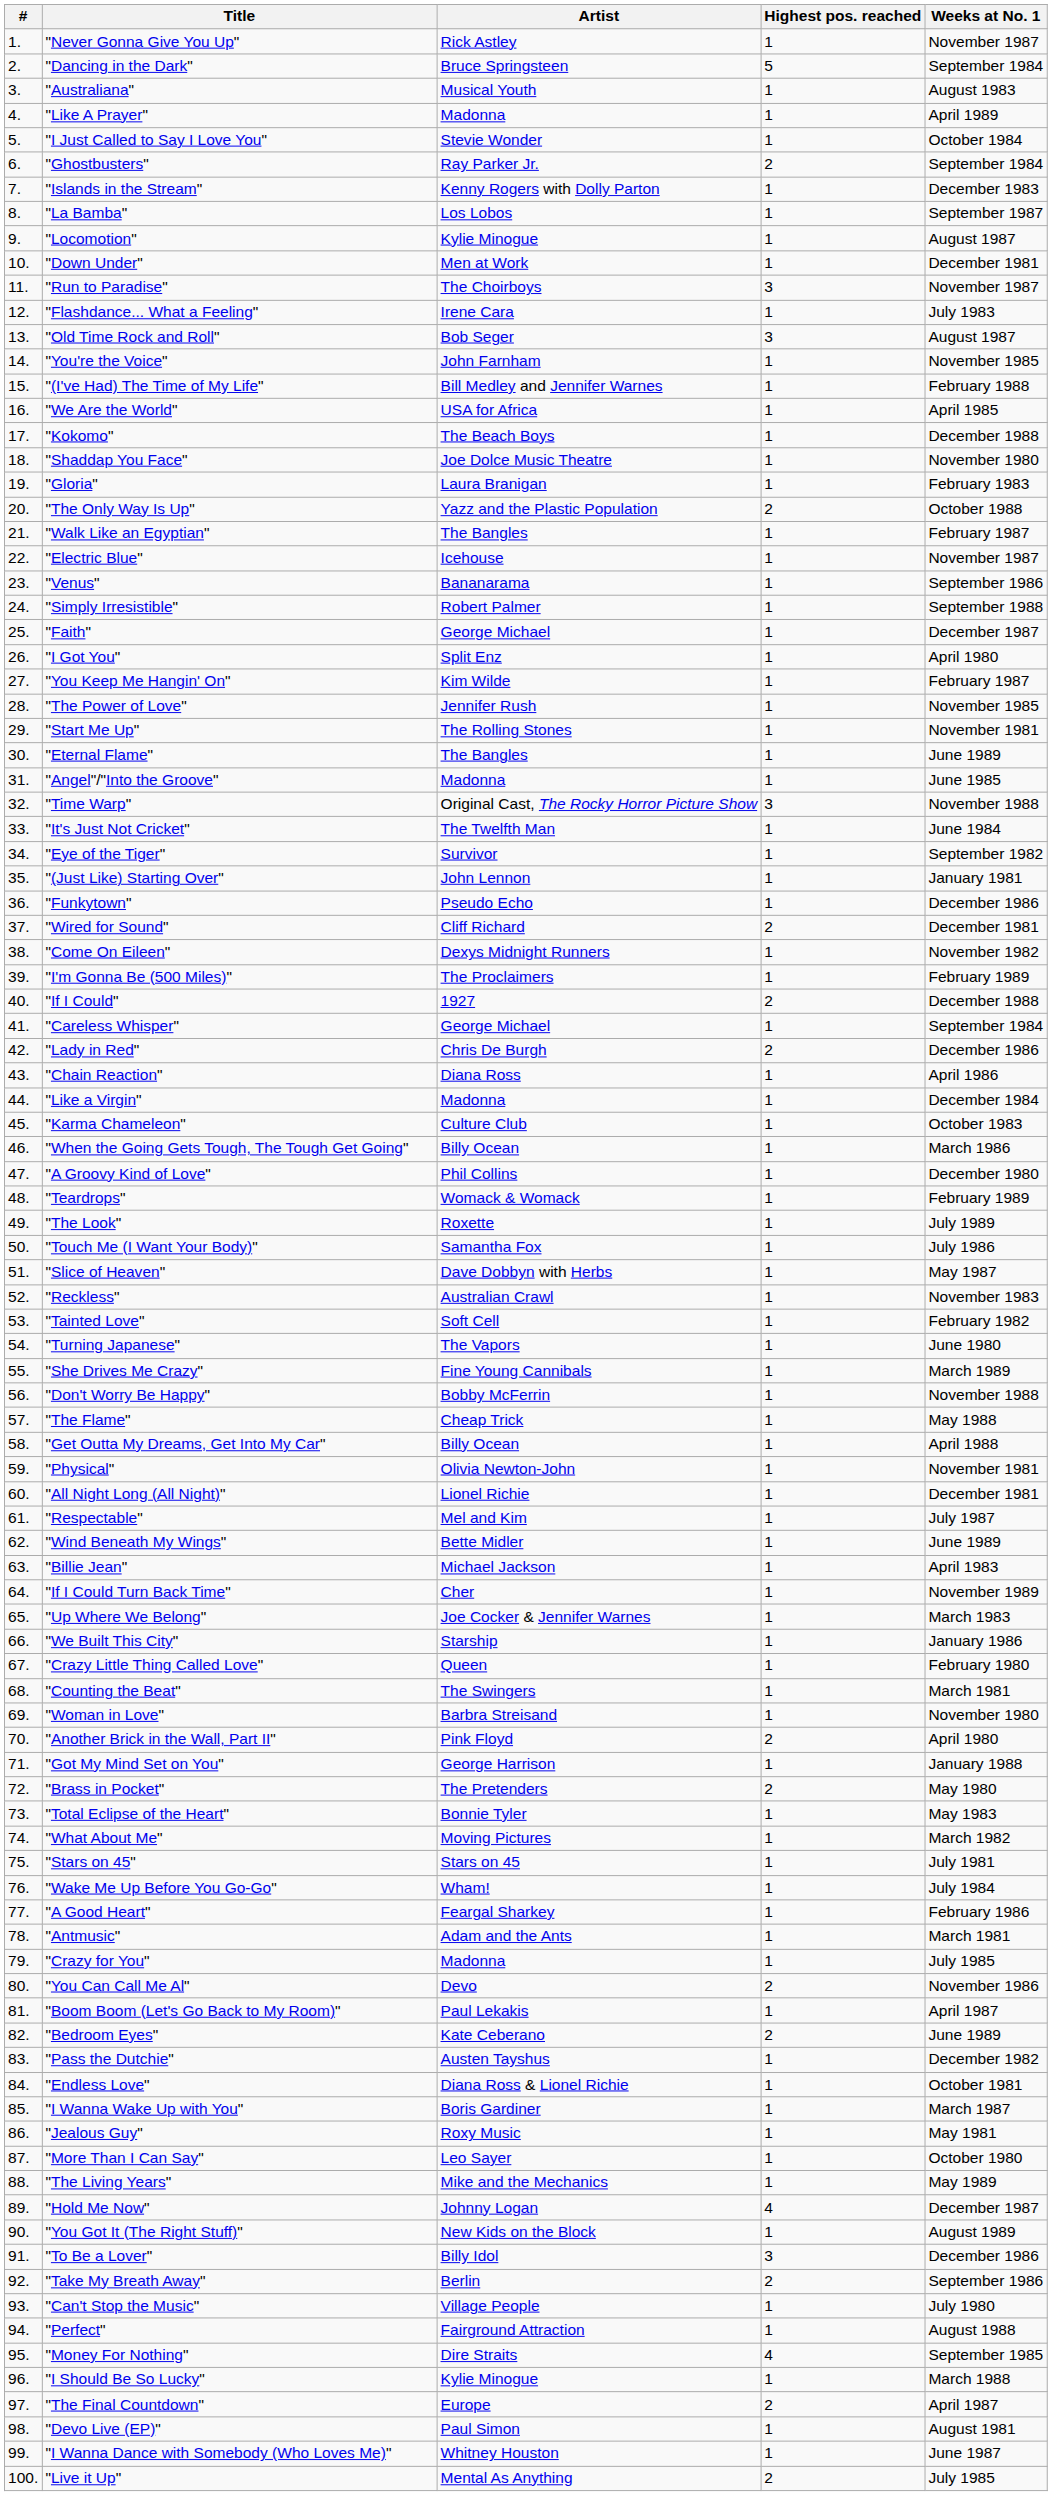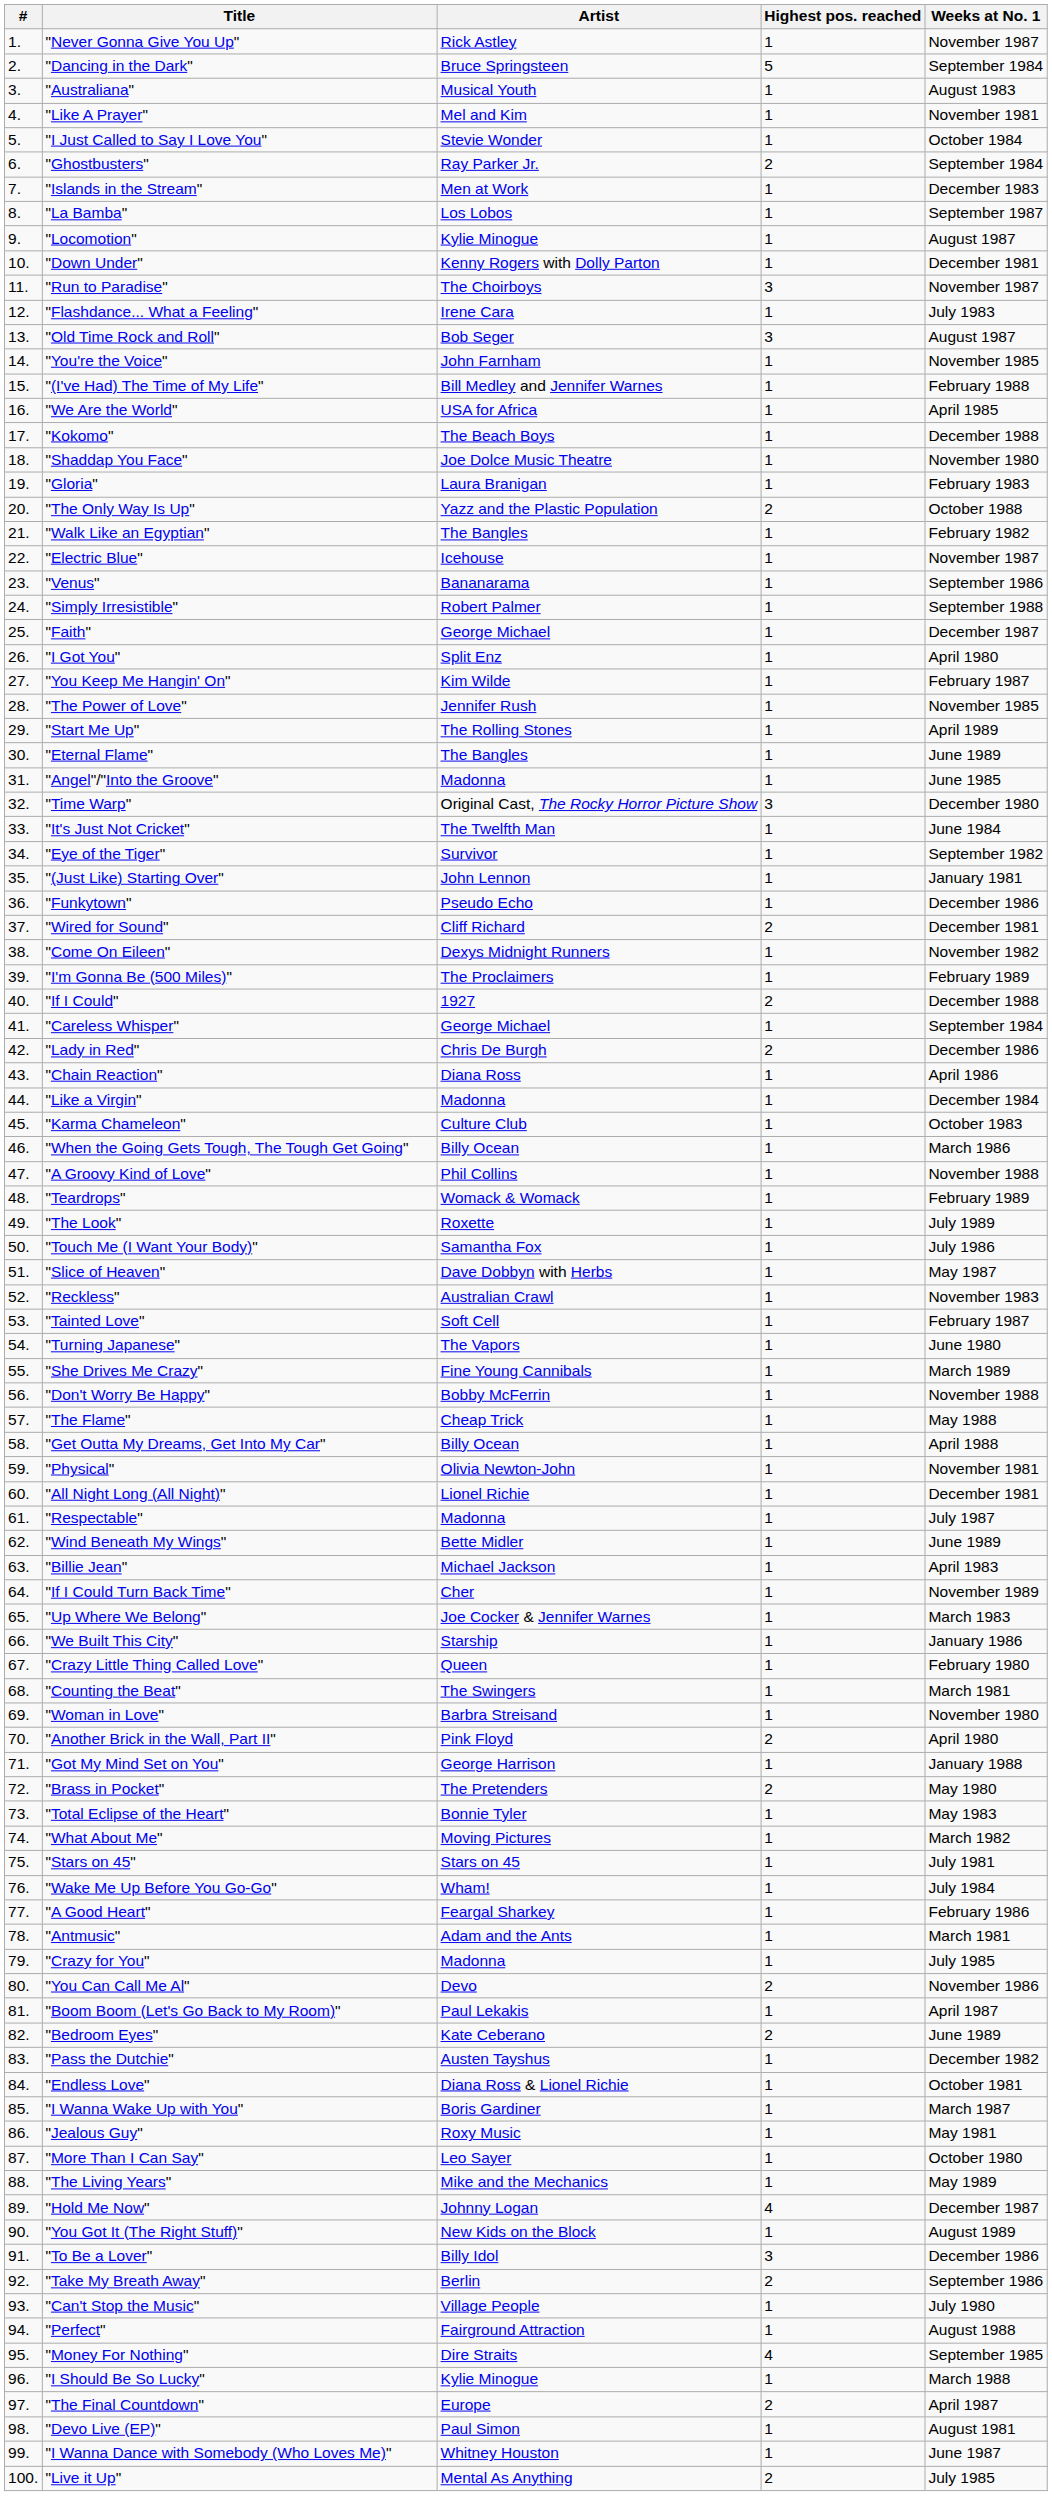(473, 115) Madonna -> (484, 115) Mel and Kim
(963, 115) April 1989 -> (984, 115) November 1981
(550, 189) Kenny Rogers with Dolly Parton -> (484, 189) Men at Work
(484, 262) Men at Work -> (550, 262) Kenny Rogers with Dolly Parton
(979, 533) February 1987 -> (979, 533) February 1982
(984, 730) November 1981 -> (963, 730) April 1989
(984, 804) November 1988 -> (984, 804) December 1980
(984, 1173) December 1980 -> (984, 1173) November 1988
(979, 1321) February 1982 -> (979, 1321) February 1987
(484, 1518) Mel and Kim -> (473, 1518) Madonna
